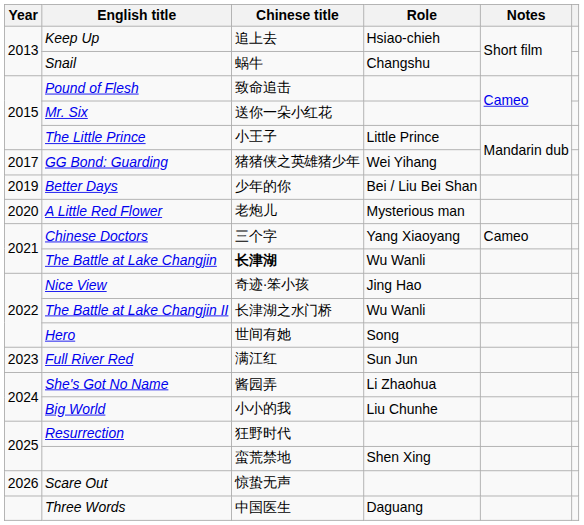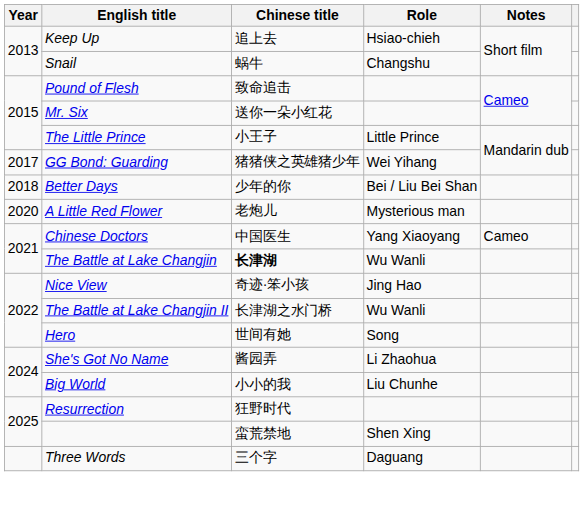(23, 187) 2019 -> (23, 187) 2018
(256, 235) 三个字 -> (263, 235) 中国医生
- row: (89, 359)
- row: (76, 483)
(263, 507) 中国医生 -> (256, 458) 三个字
